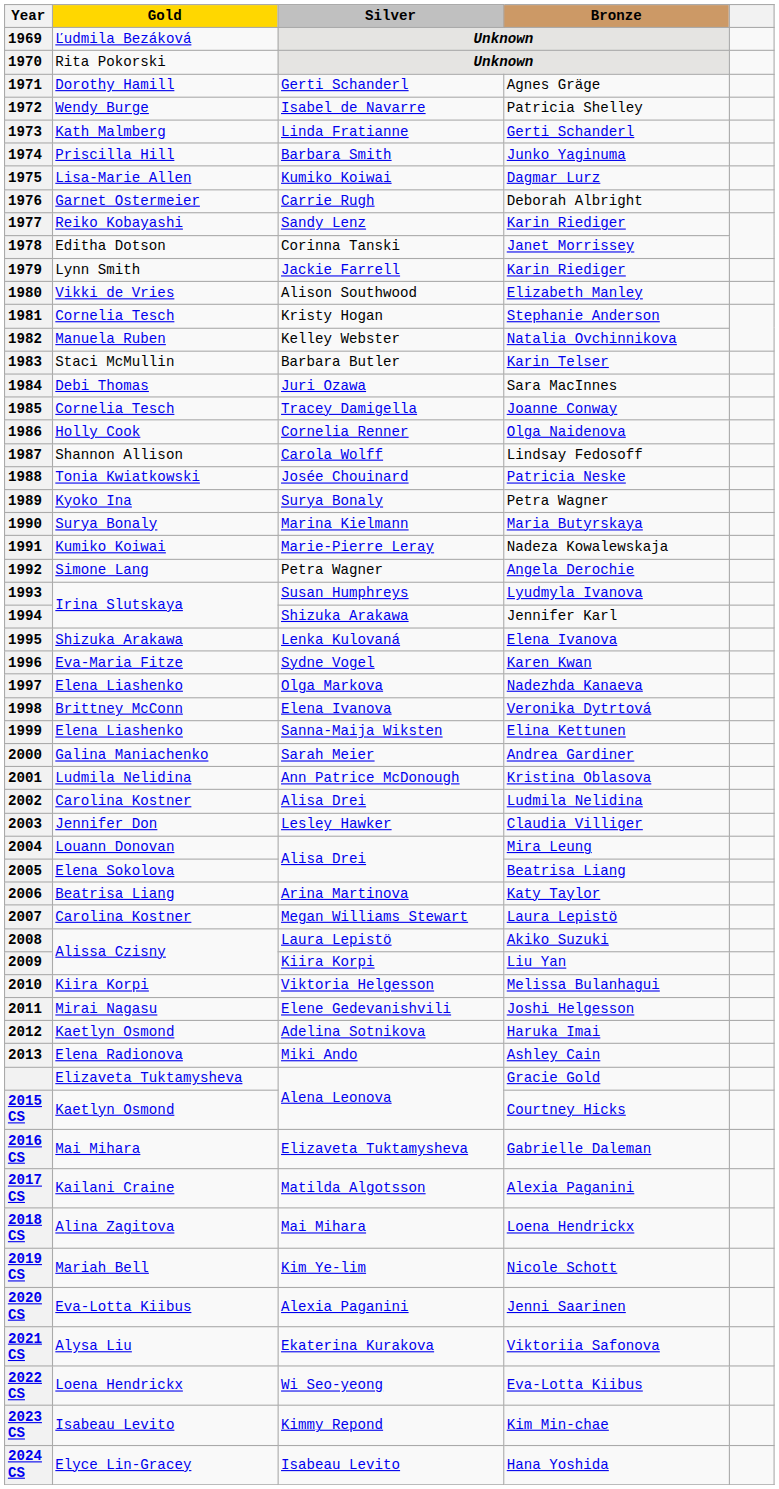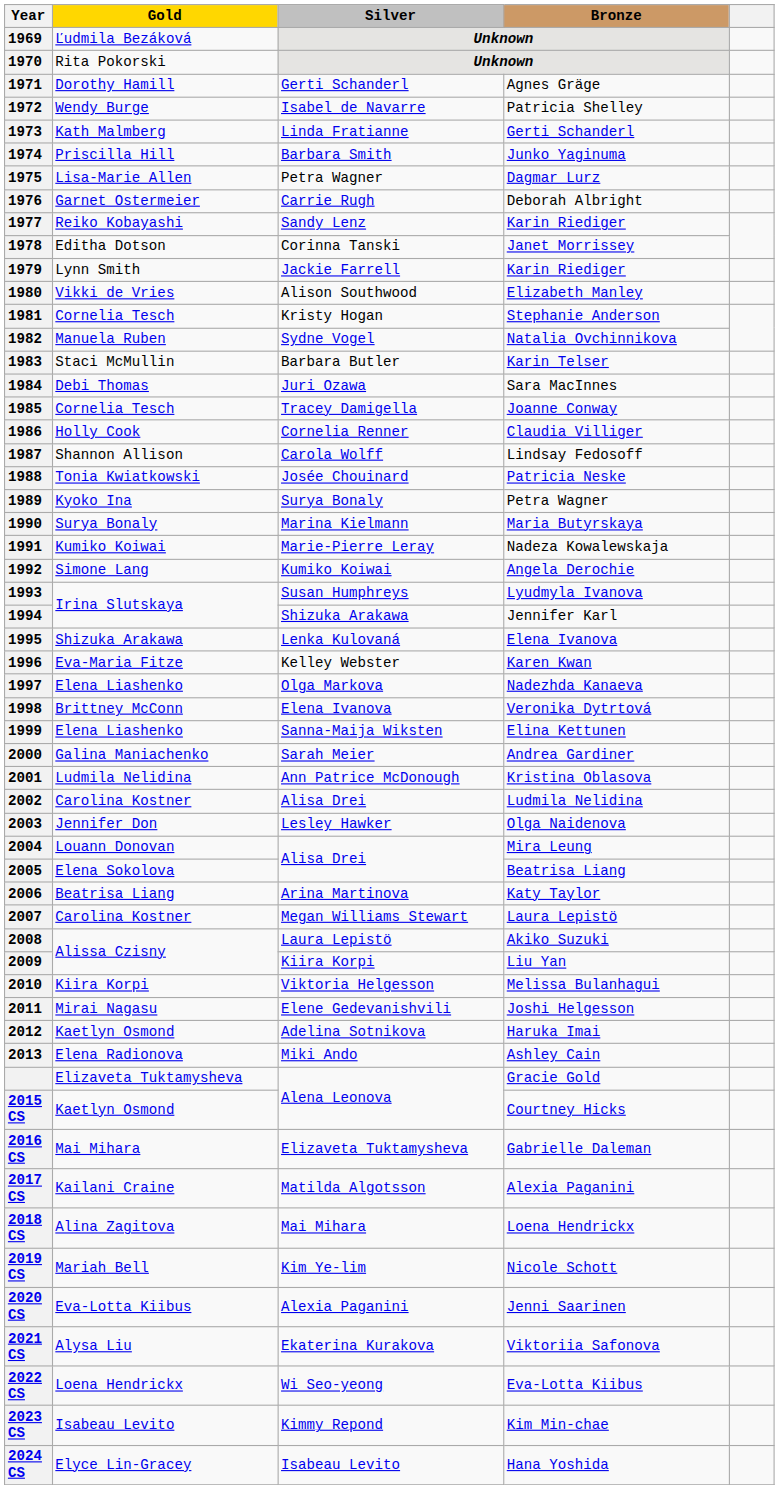(336, 178) Kumiko Koiwai -> (332, 178) Petra Wagner
(341, 339) Kelley Webster -> (328, 339) Sydne Vogel
(566, 432) Olga Naidenova -> (575, 432) Claudia Villiger
(332, 570) Petra Wagner -> (336, 570) Kumiko Koiwai
(328, 663) Sydne Vogel -> (341, 663) Kelley Webster
(575, 824) Claudia Villiger -> (566, 824) Olga Naidenova
